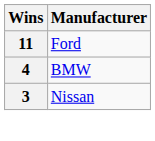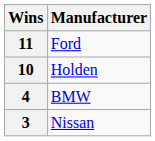+ row: (26, 70)
